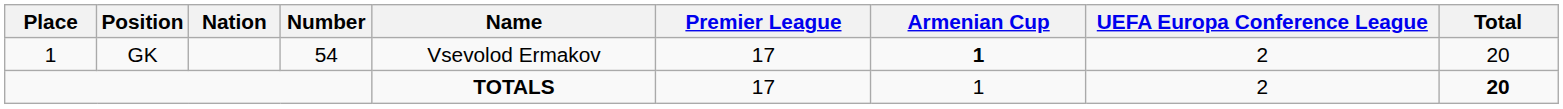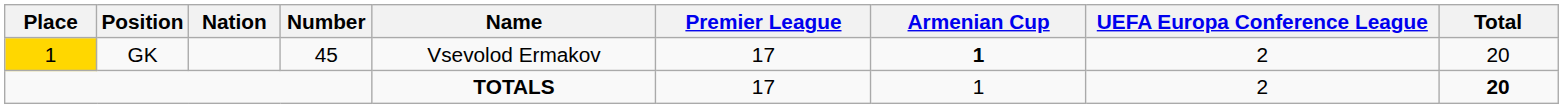(51, 54) no background -> (51, 54) gold background
(326, 54) 54 -> (326, 54) 45
